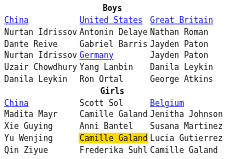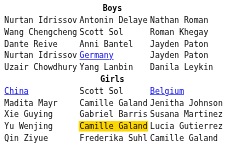- row: (16, 20)
+ row: (41, 32)
(114, 44) Gabriel Barris -> (106, 44) Anni Bantel
- row: (36, 79)
(106, 126) Anni Bantel -> (114, 115) Gabriel Barris
